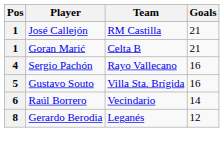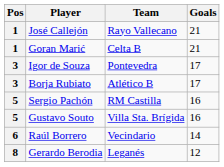(134, 30) RM Castilla -> (142, 30) Rayo Vallecano
+ row: (59, 65)
+ row: (60, 83)
(15, 65) 4 -> (15, 100) 5
(142, 65) Rayo Vallecano -> (134, 100) RM Castilla
